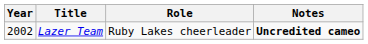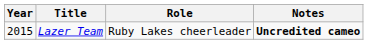(20, 31) 2002 -> (20, 31) 2015
